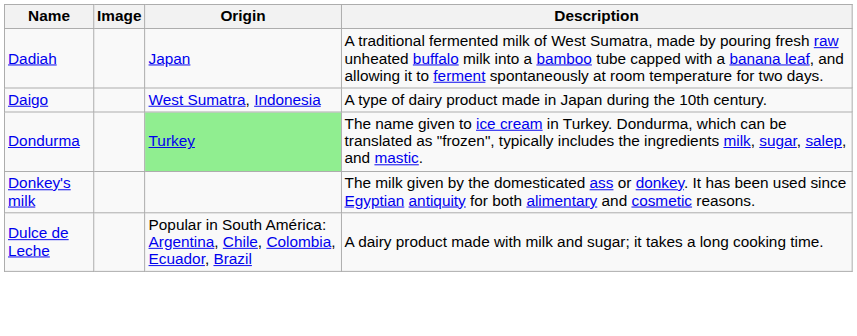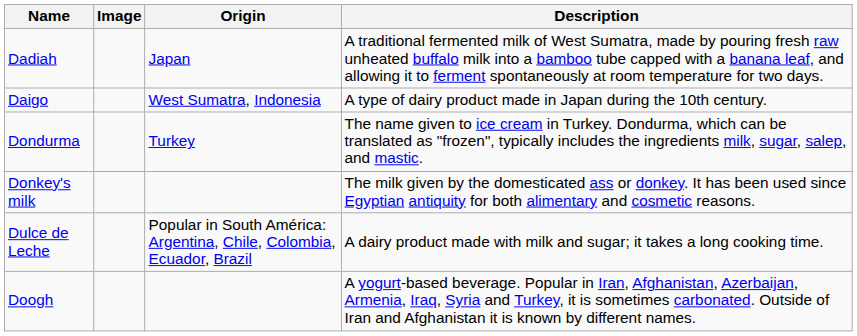(172, 141) lightgreen background -> (172, 141) no background
+ row: (31, 301)
